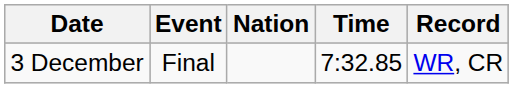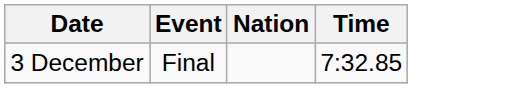- column: (458, 23)
